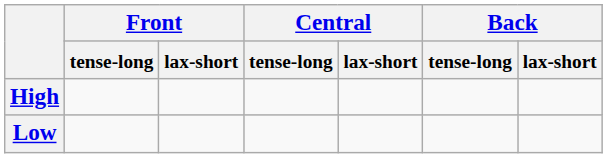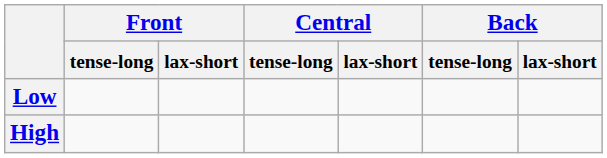rows swapped: (35, 96) <-> (35, 133)
